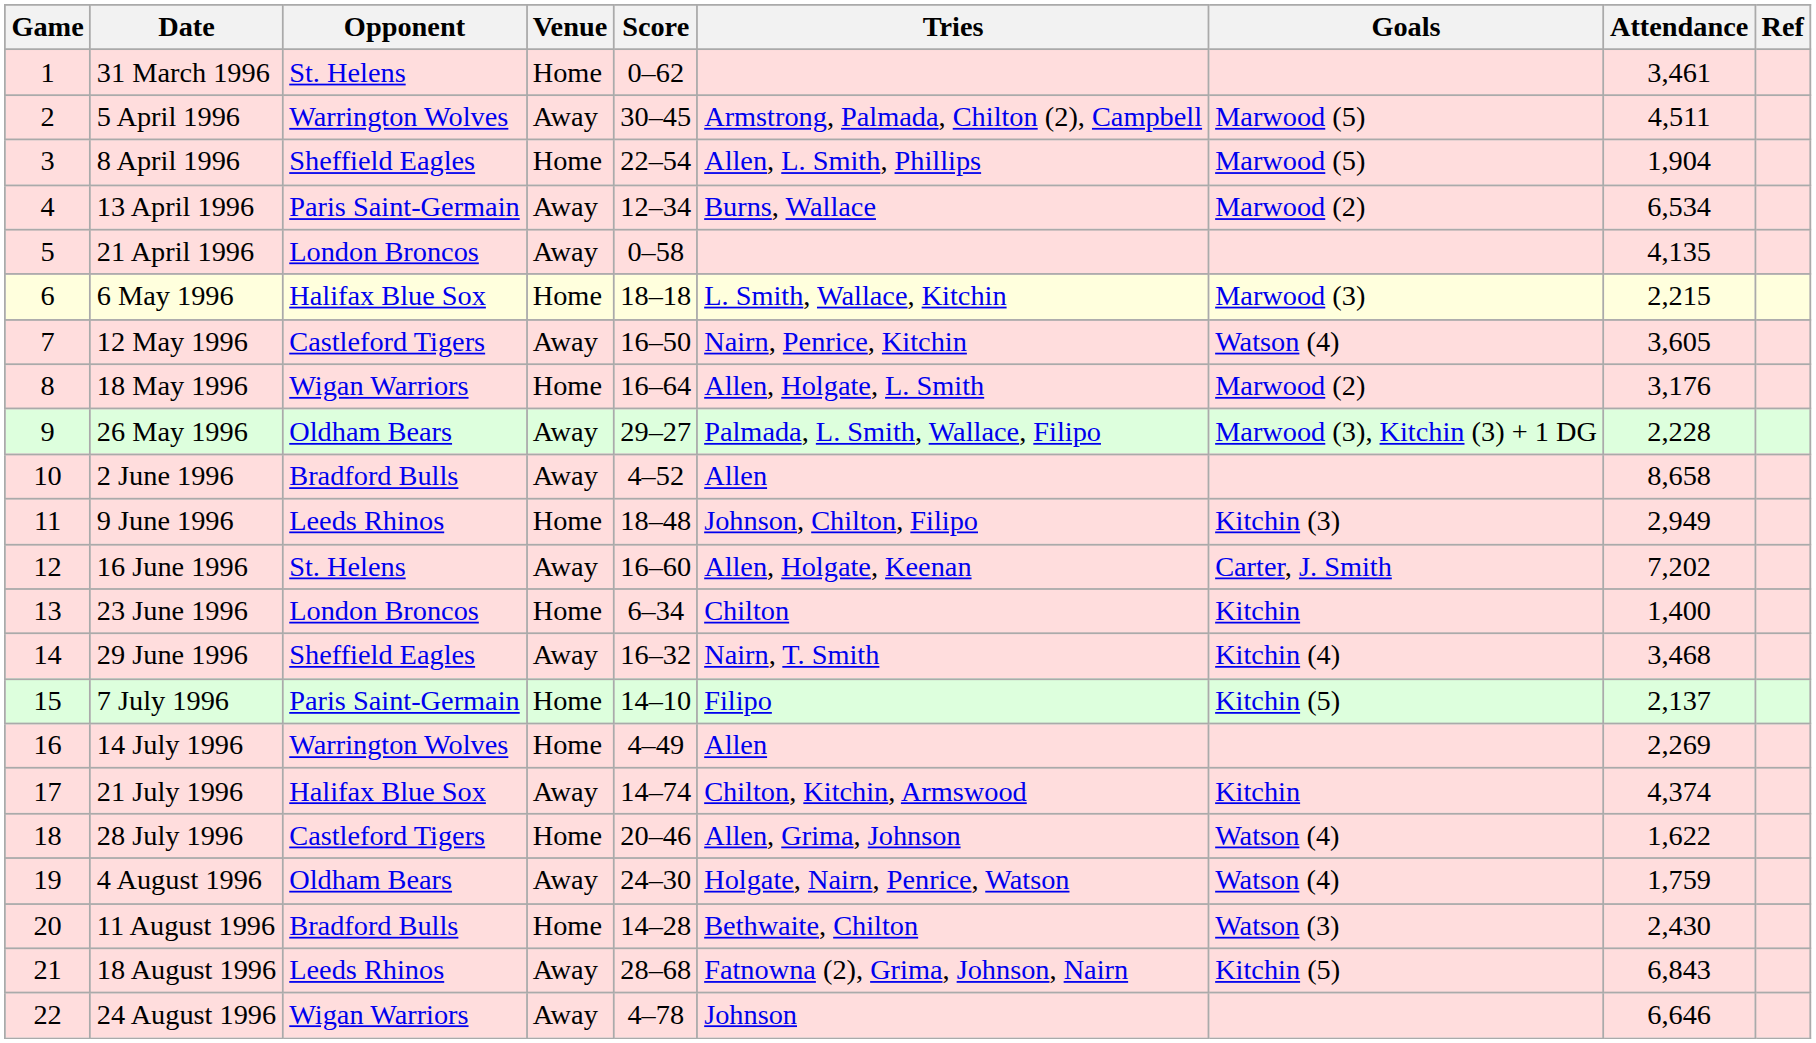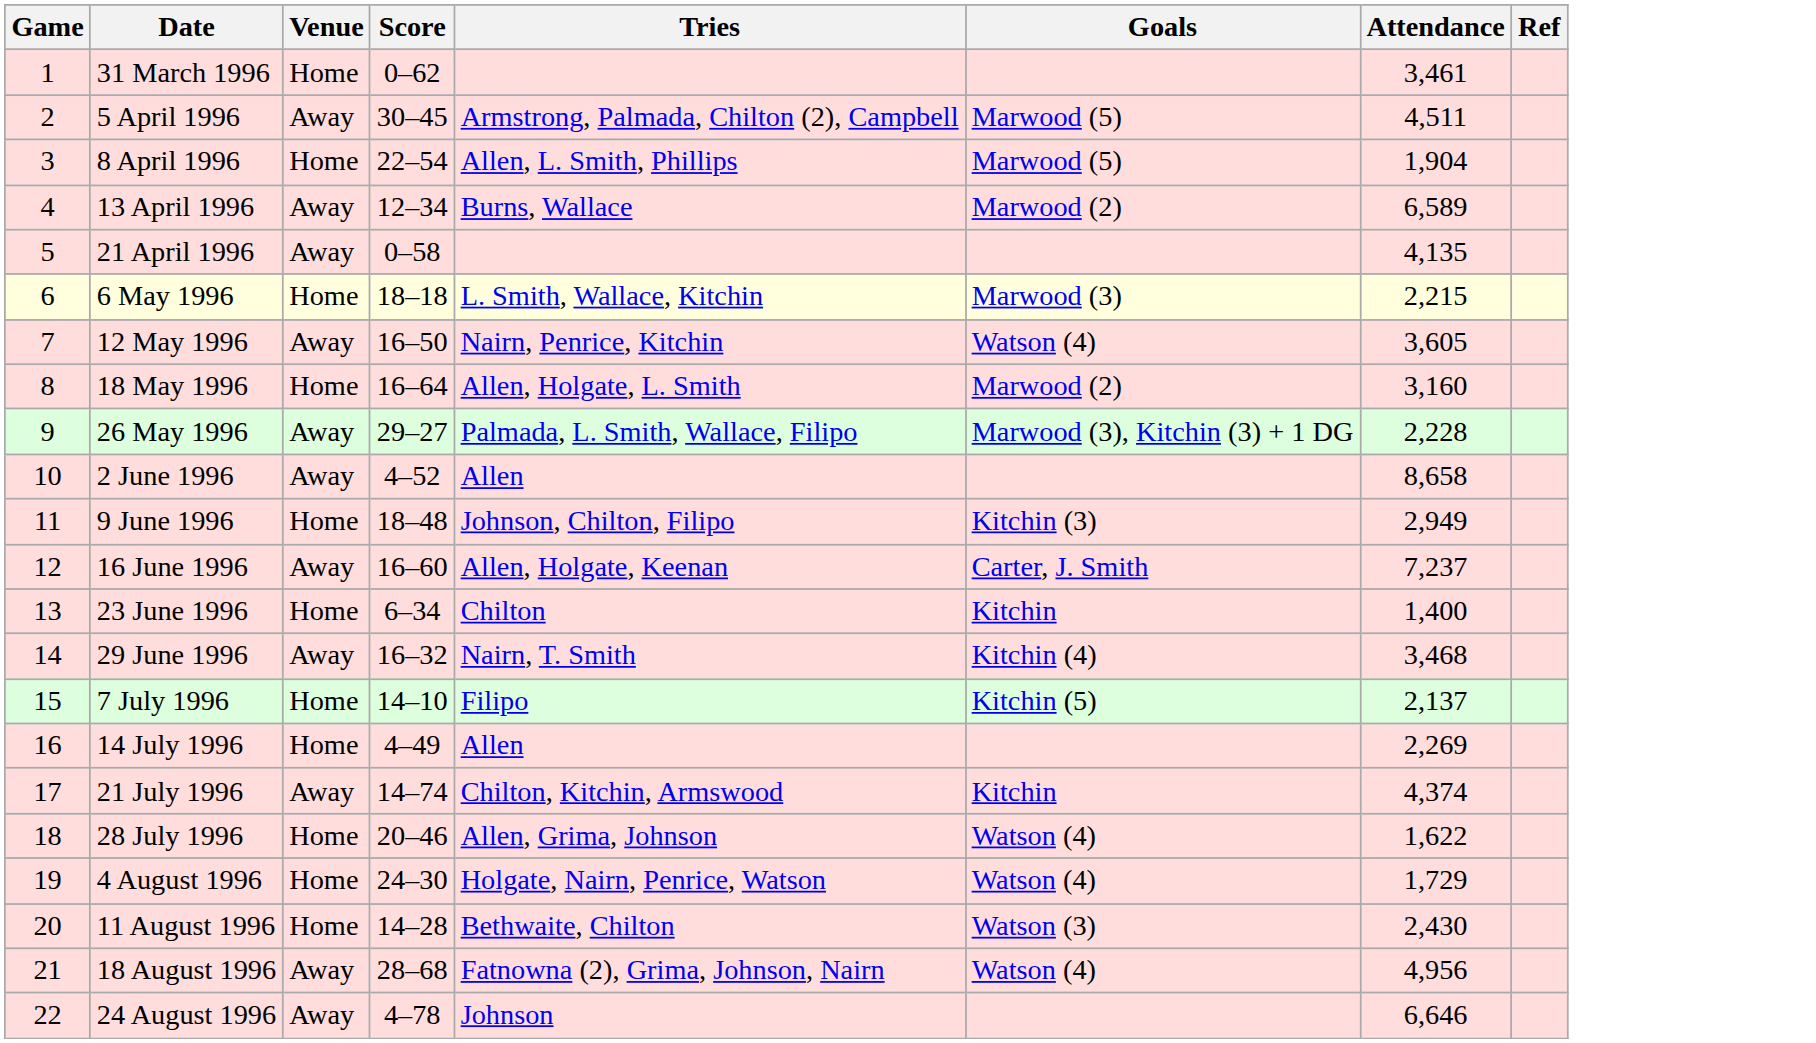- column: (404, 26)
(1679, 206) 6,534 -> (1436, 206) 6,589
(1679, 386) 3,176 -> (1436, 386) 3,160
(1679, 565) 7,202 -> (1436, 565) 7,237
(565, 880) Away -> (324, 880) Home
(1679, 880) 1,759 -> (1436, 880) 1,729
(1278, 970) Kitchin (5) -> (1034, 970) Watson (4)
(1679, 970) 6,843 -> (1436, 970) 4,956
